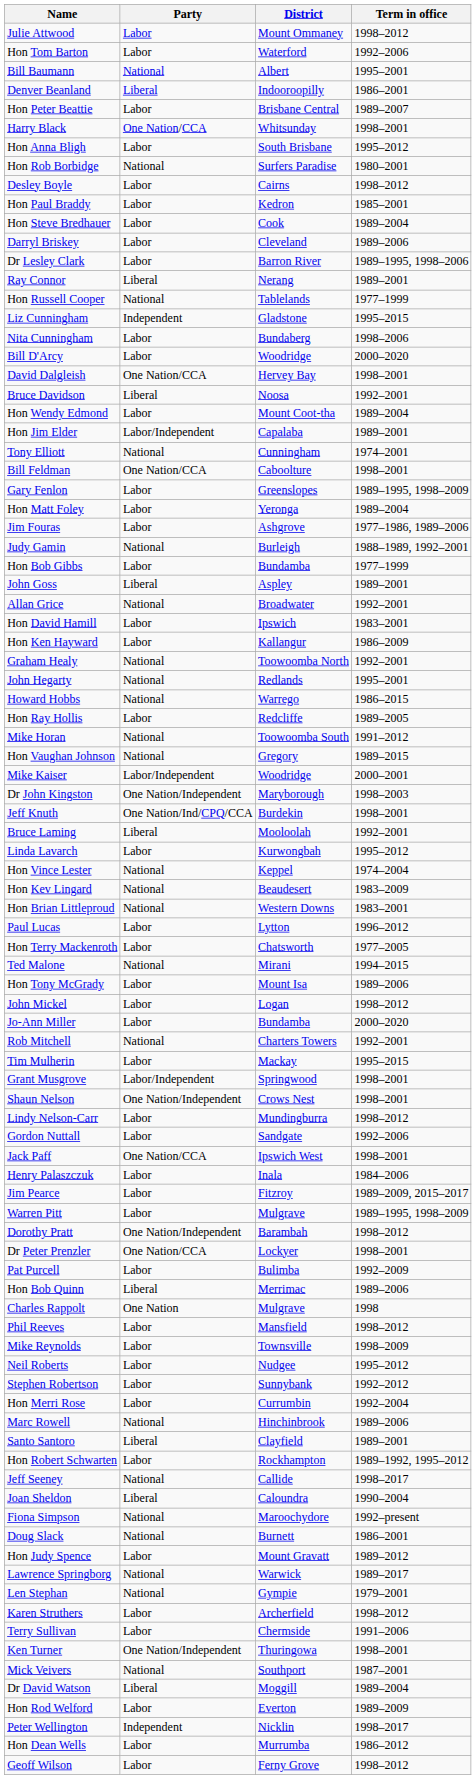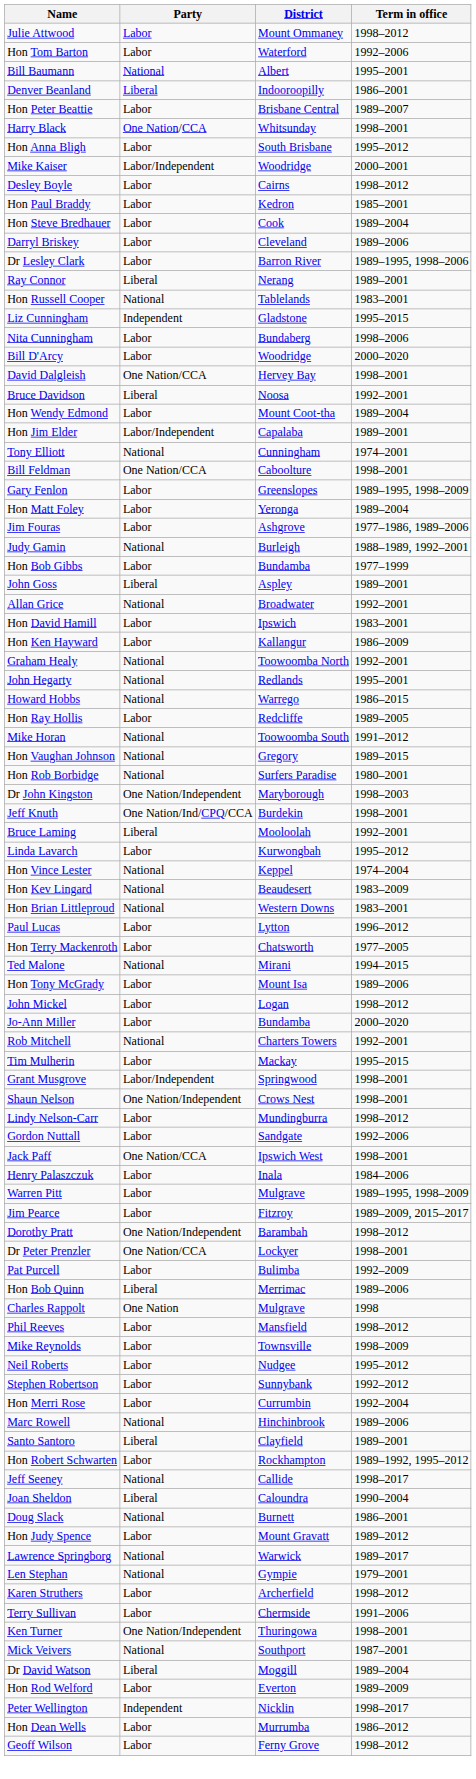rows swapped: (53, 166) <-> (37, 775)
(381, 299) 1977–1999 -> (381, 299) 1983–2001
rows swapped: (33, 1193) <-> (34, 1212)
- row: (43, 1517)
